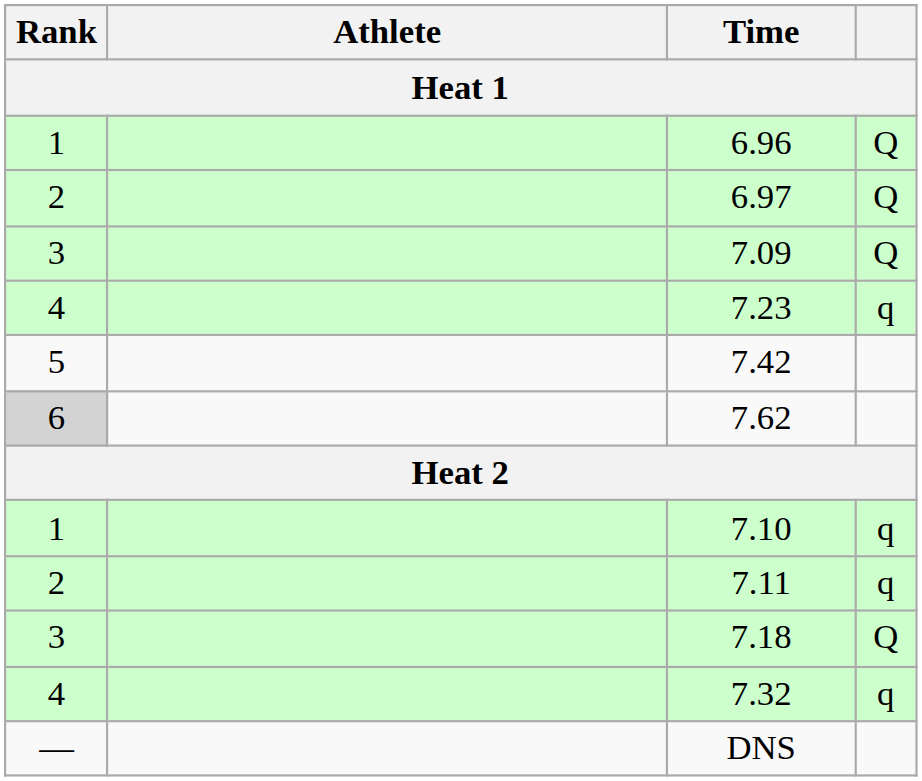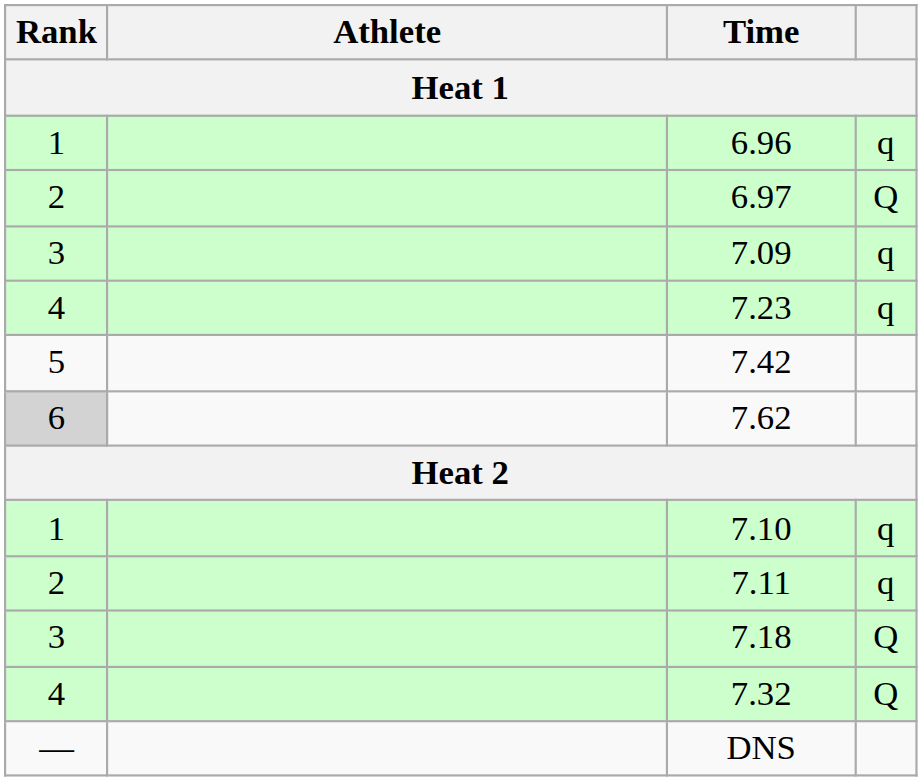(886, 142) Q -> (886, 142) q
(886, 252) Q -> (886, 252) q
(886, 692) q -> (886, 692) Q
